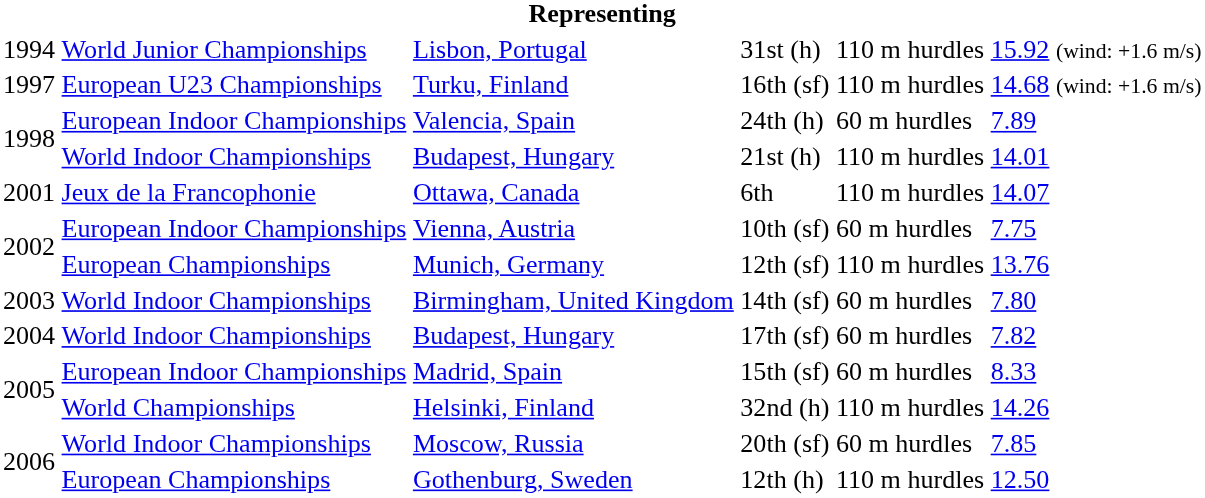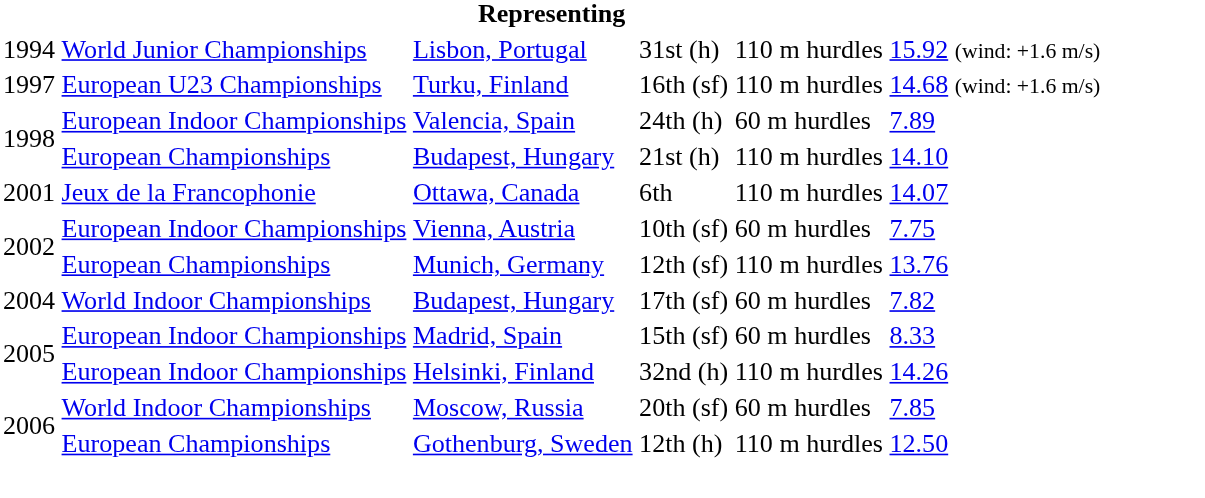(216, 156) World Indoor Championships -> (196, 156) European Championships
(1020, 156) 14.01 -> (919, 156) 14.10
- row: (785, 300)
(178, 407) World Championships -> (234, 371) European Indoor Championships
